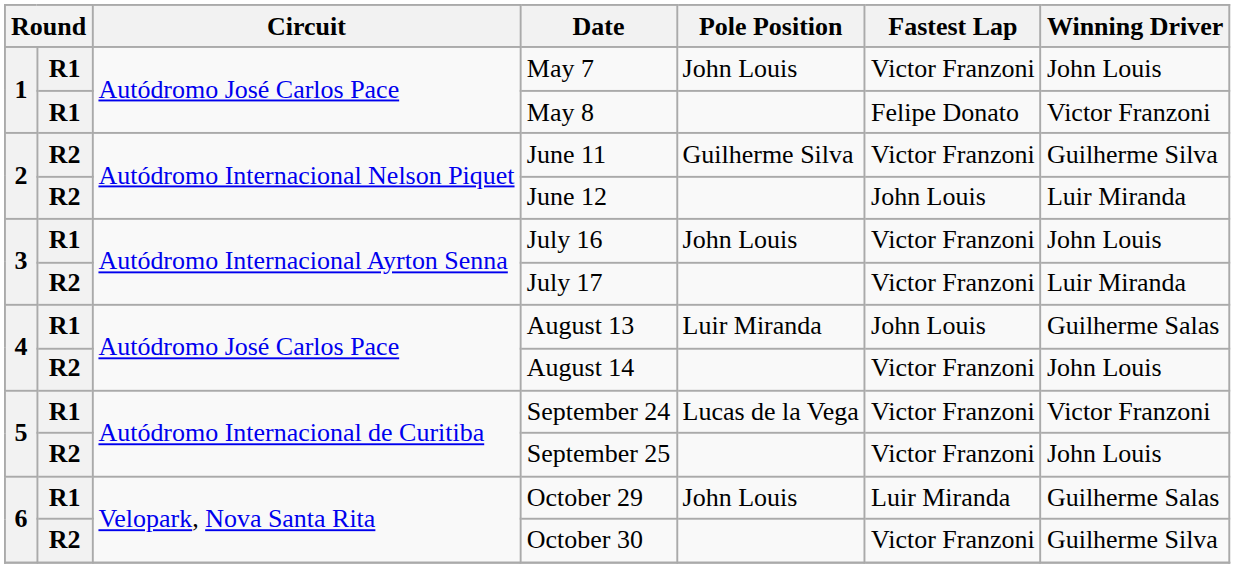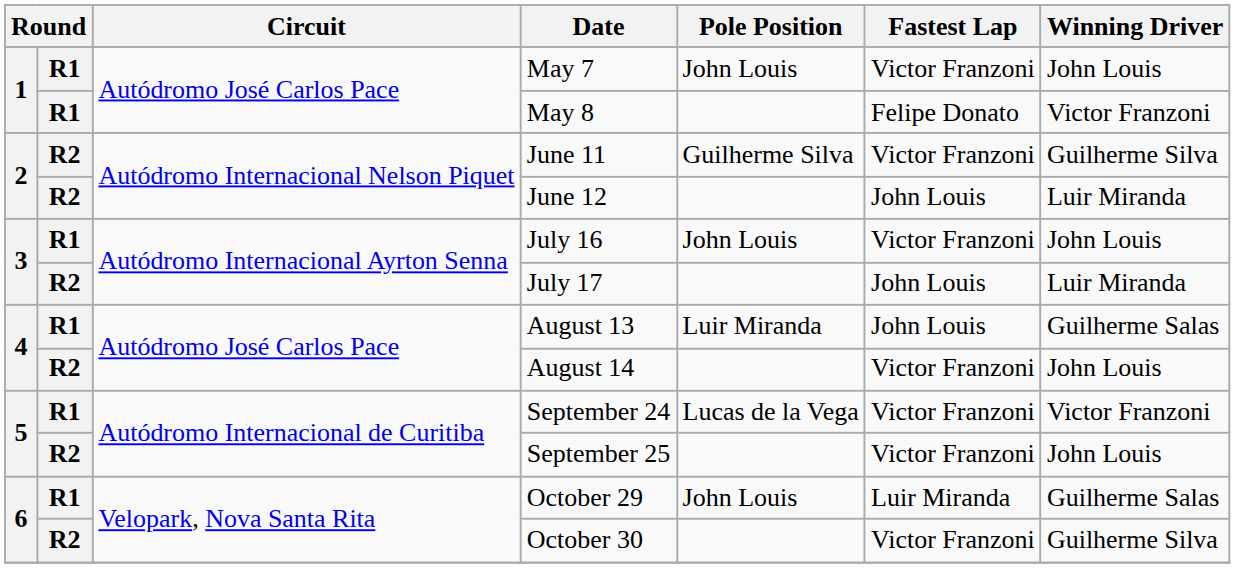(953, 282) Victor Franzoni -> (928, 282) John Louis
